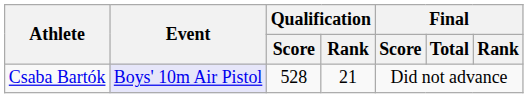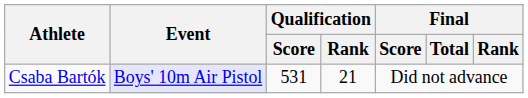(294, 78) 528 -> (294, 78) 531
